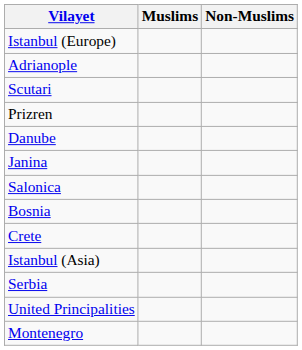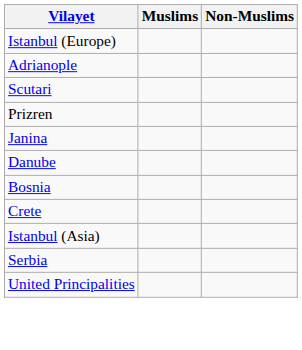rows swapped: (32, 138) <-> (28, 162)
- row: (34, 187)
- row: (46, 333)
